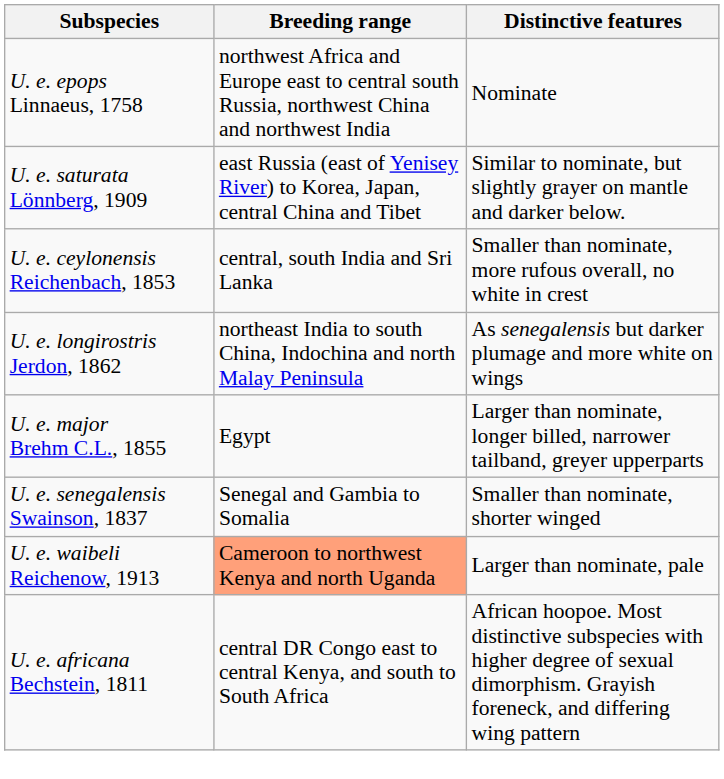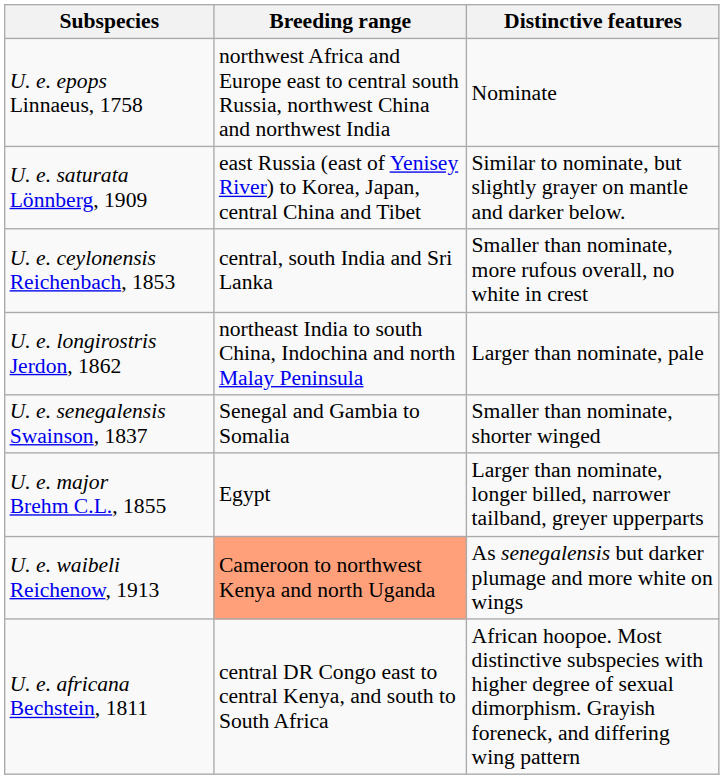(592, 353) As senegalensis but darker plumage and more white on wings -> (588, 353) Larger than nominate, pale
rows swapped: (88, 435) <-> (88, 506)
(588, 565) Larger than nominate, pale -> (592, 577) As senegalensis but darker plumage and more white on wings
